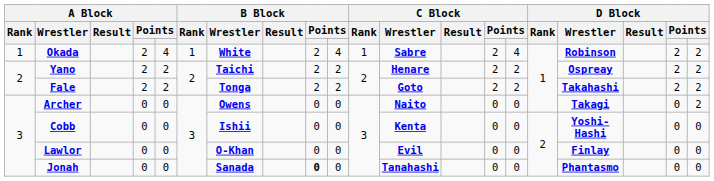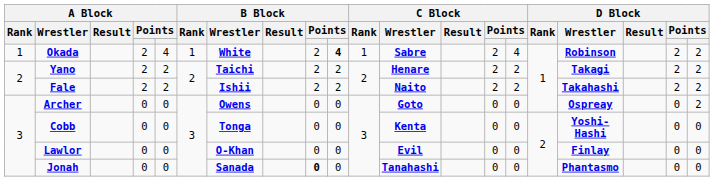(338, 52) normal -> (338, 52) bold
(590, 69) Ospreay -> (590, 69) Takagi
(235, 87) Tonga -> (235, 87) Ishii
(410, 87) Goto -> (410, 87) Naito
(410, 104) Naito -> (410, 104) Goto
(590, 104) Takagi -> (590, 104) Ospreay
(235, 127) Ishii -> (235, 127) Tonga
